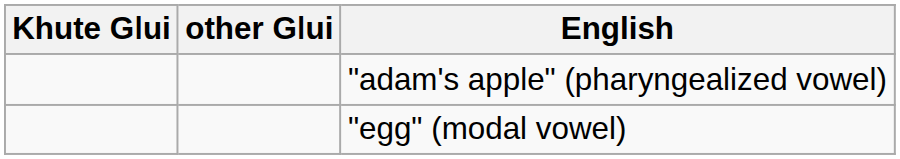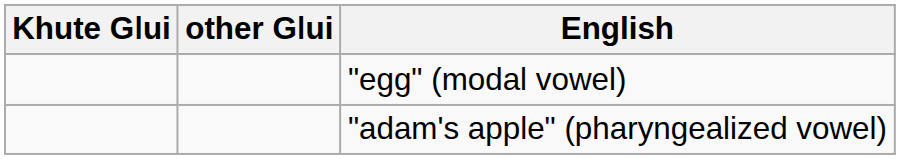rows swapped: (617, 79) <-> (487, 128)
